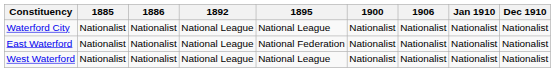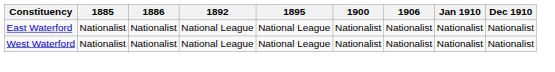- row: (38, 28)
(301, 43) National Federation -> (294, 28) National League
